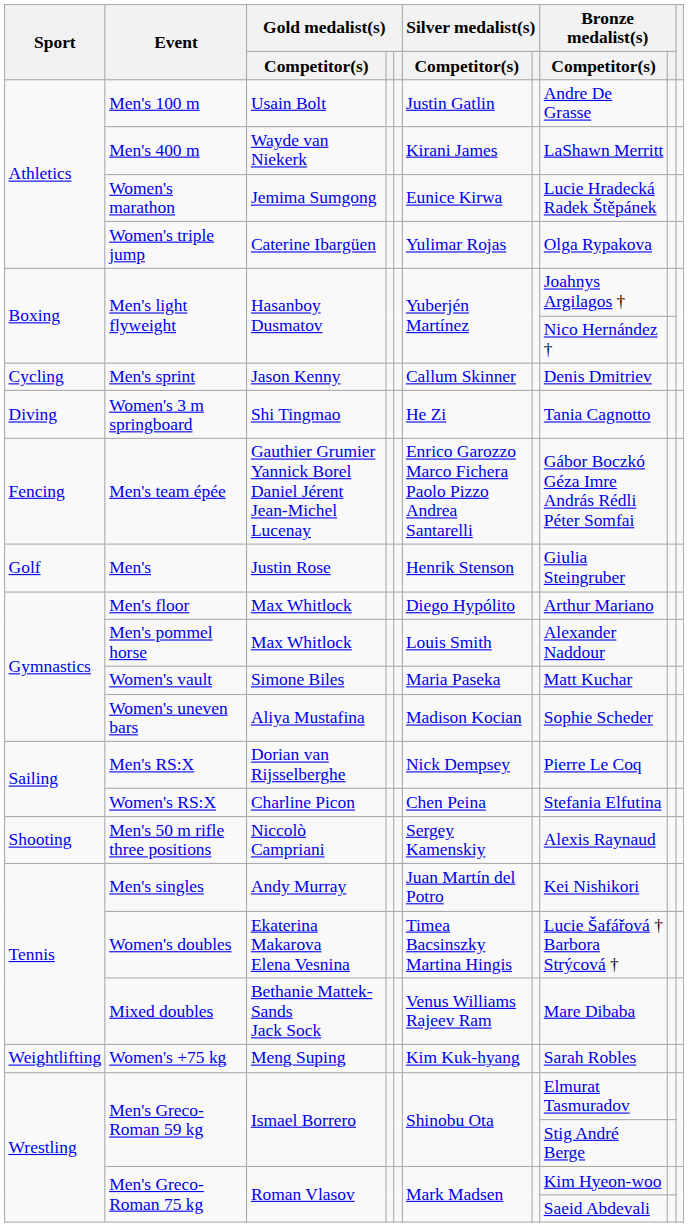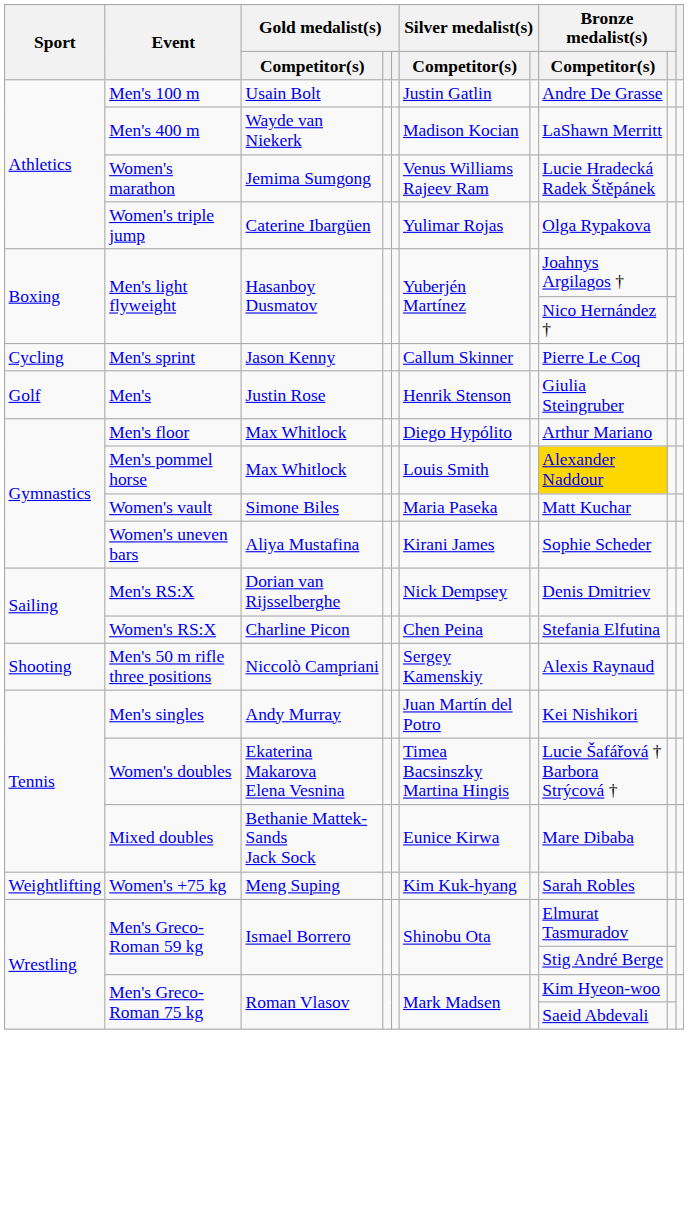(452, 150) Kirani James -> (461, 130) Madison Kocian
(454, 197) Eunice Kirwa -> (458, 178) Venus Williams Rajeev Ram
(598, 376) Denis Dmitriev -> (591, 357) Pierre Le Coq
- row: (157, 414)
- row: (167, 491)
(580, 642) no background -> (579, 469) gold background
(464, 717) Madison Kocian -> (449, 544) Kirani James
(593, 764) Pierre Le Coq -> (596, 591) Denis Dmitriev
(461, 1011) Venus Williams Rajeev Ram -> (451, 838) Eunice Kirwa
